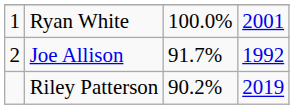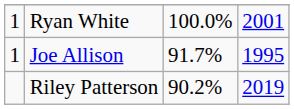(15, 54) 2 -> (15, 54) 1
(263, 54) 1992 -> (263, 54) 1995
